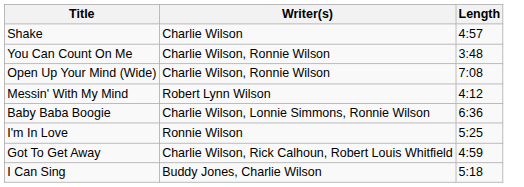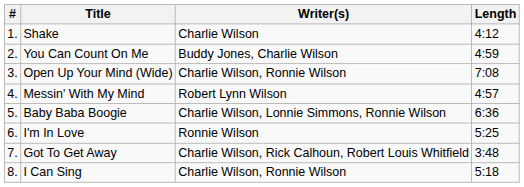+ column: (12, 14)
(471, 34) 4:57 -> (487, 34) 4:12
(246, 53) Charlie Wilson, Ronnie Wilson -> (258, 53) Buddy Jones, Charlie Wilson
(471, 53) 3:48 -> (487, 53) 4:59
(471, 93) 4:12 -> (487, 93) 4:57
(471, 152) 4:59 -> (487, 152) 3:48
(242, 172) Buddy Jones, Charlie Wilson -> (262, 172) Charlie Wilson, Ronnie Wilson
